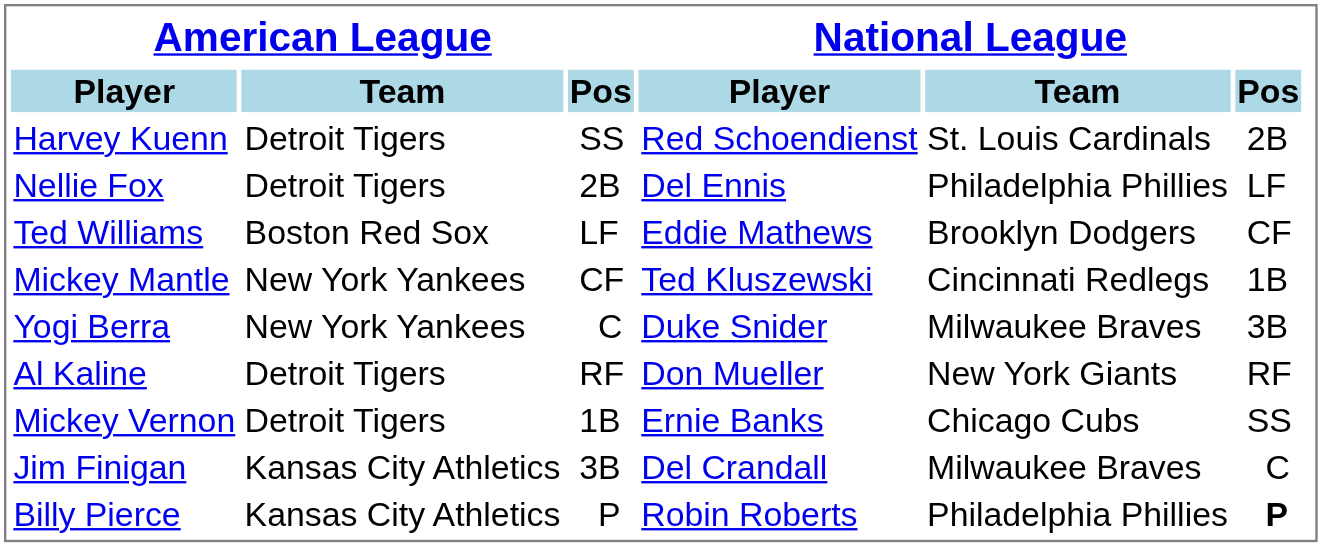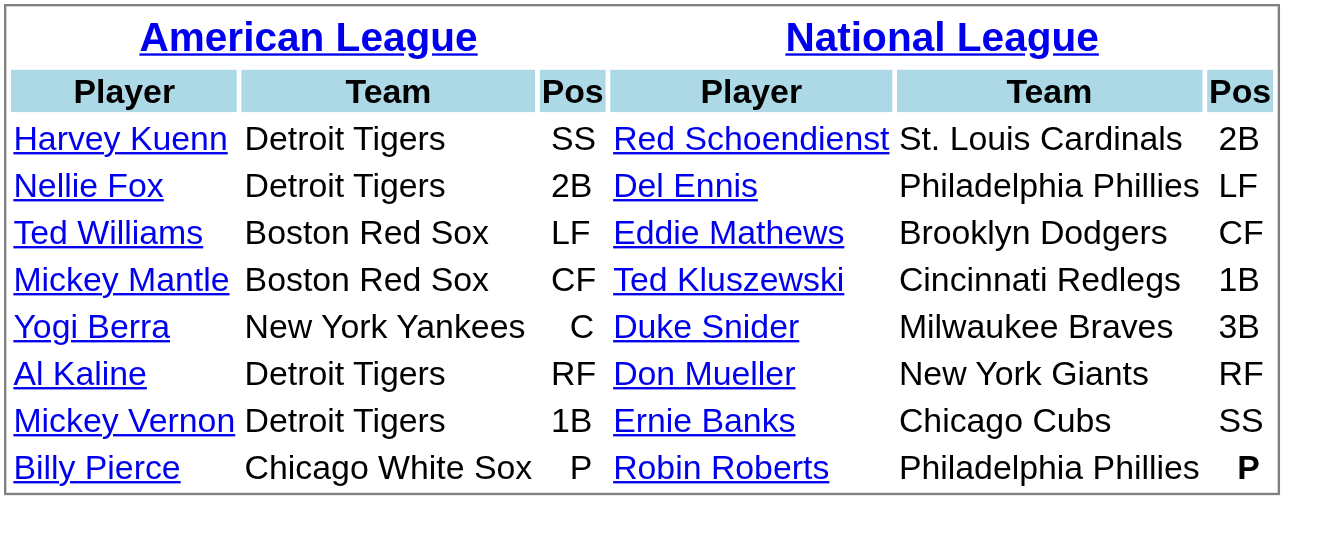(385, 279) New York Yankees -> (367, 279) Boston Red Sox
- row: (100, 467)
(403, 514) Kansas City Athletics -> (388, 467) Chicago White Sox
